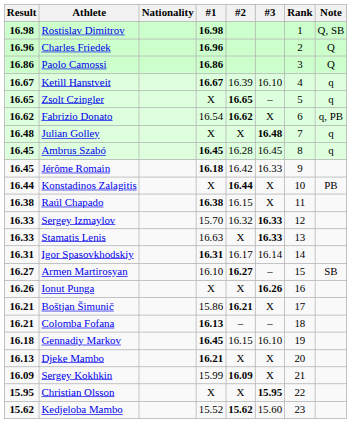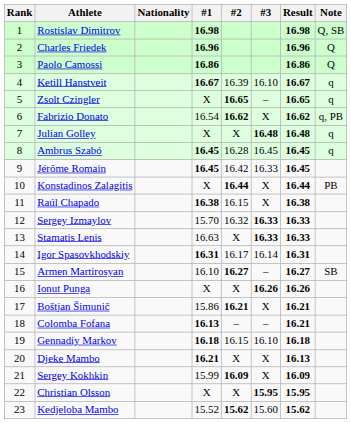columns swapped: (300, 13) <-> (22, 13)
(211, 168) 16.18 -> (207, 168) 16.45
(211, 340) 16.45 -> (207, 340) 16.18
